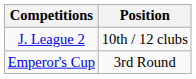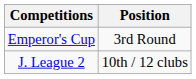rows swapped: (51, 39) <-> (51, 62)
